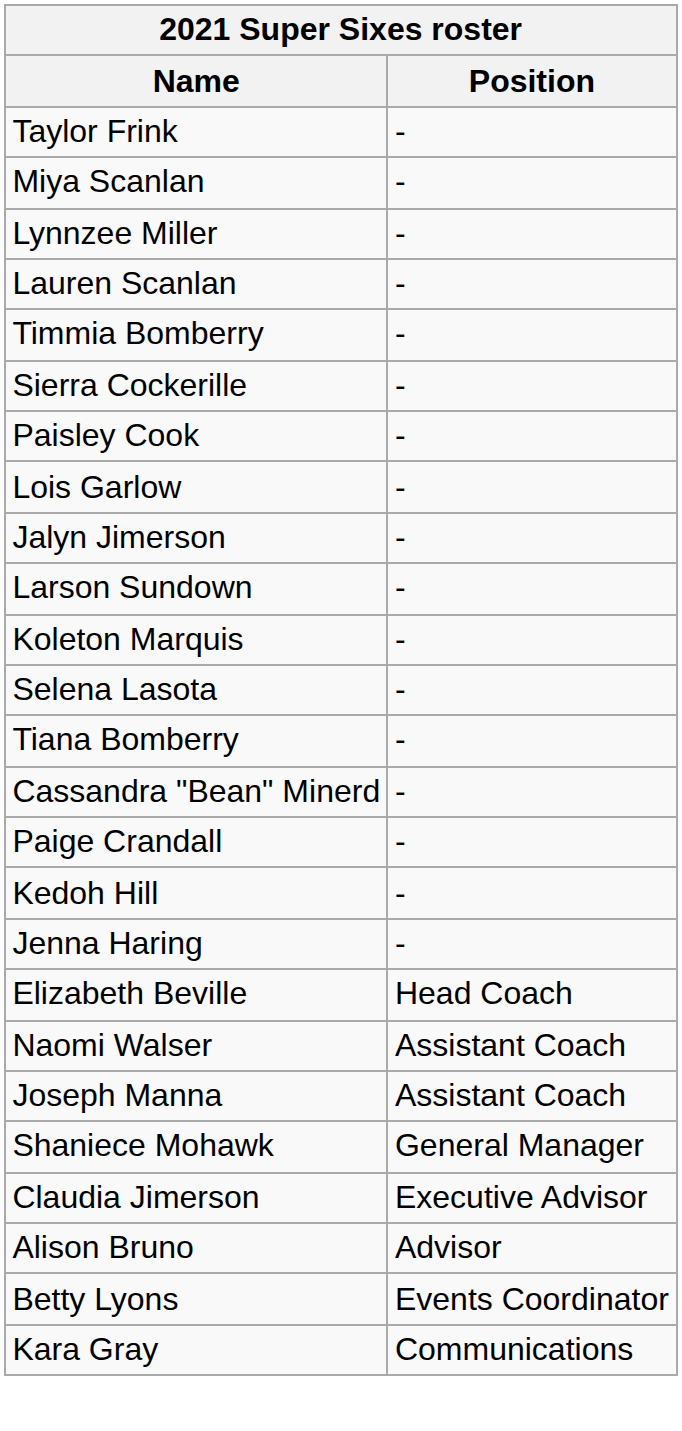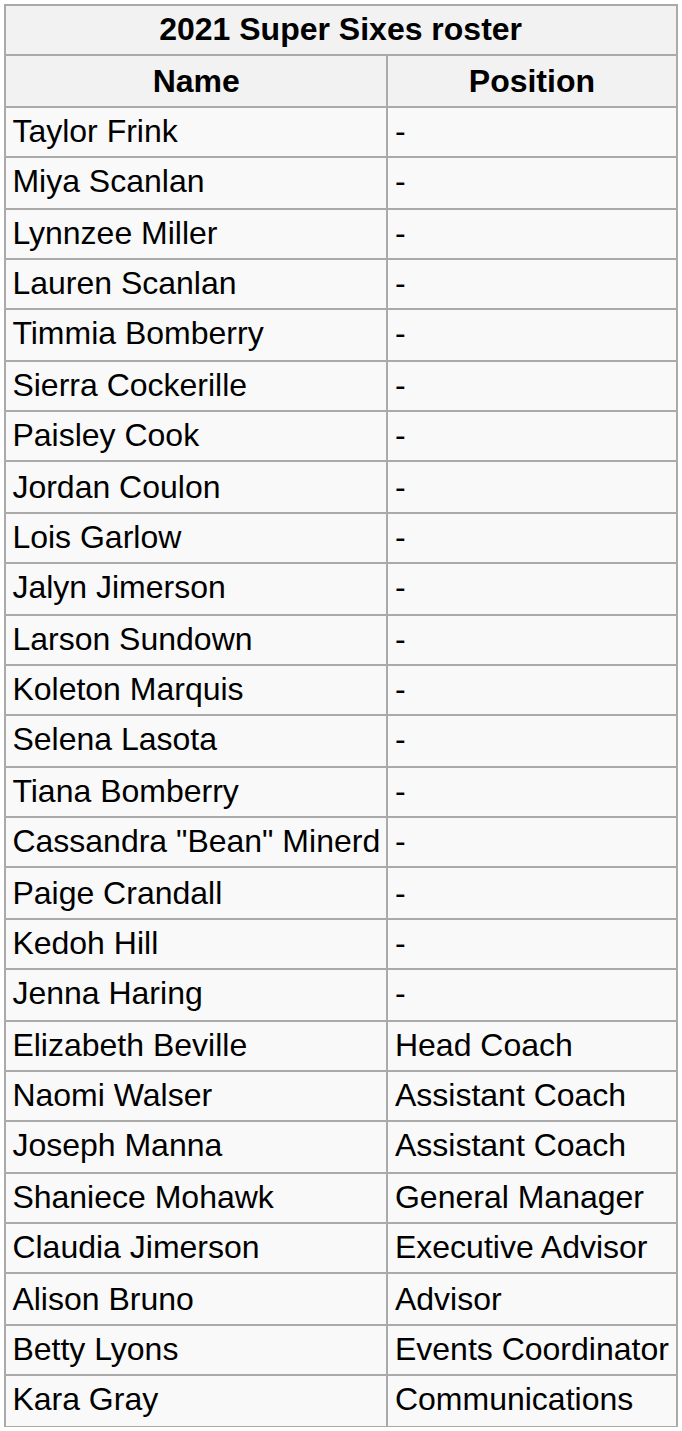+ row: (116, 486)
